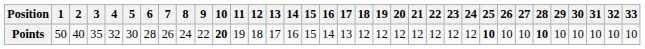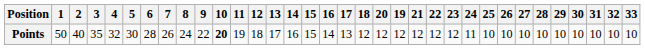columns swapped: (382, 14) <-> (399, 14)
(471, 34) 12 -> (471, 34) 11
(489, 34) bold -> (489, 34) normal
(542, 34) bold -> (542, 34) normal
